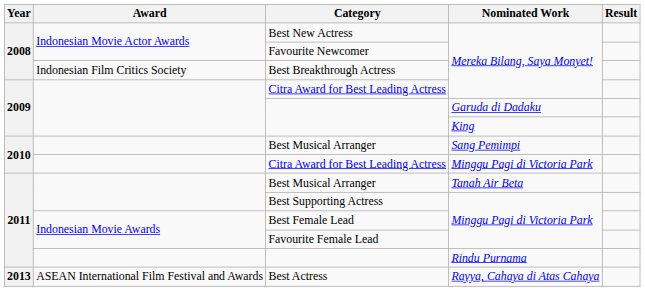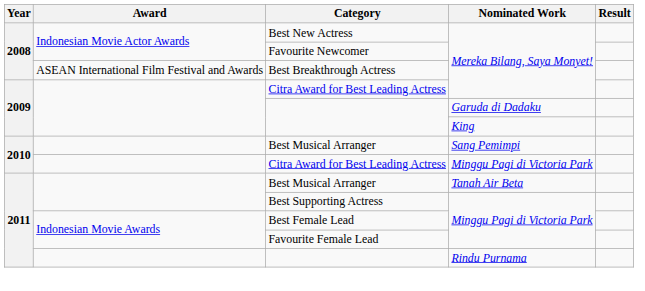(111, 70) Indonesian Film Critics Society -> (150, 70) ASEAN International Film Festival and Awards
- row: (298, 276)
